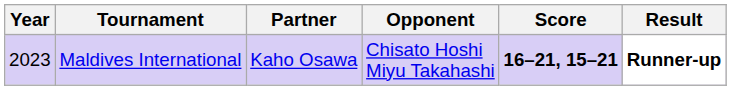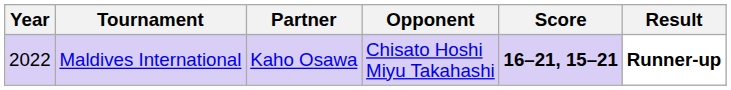(30, 60) 2023 -> (30, 60) 2022
